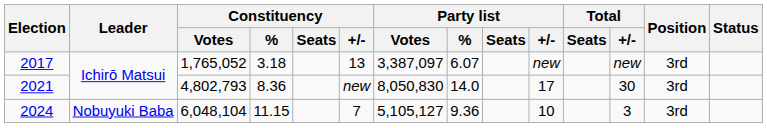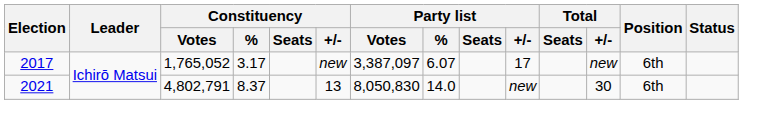(272, 63) 3.18 -> (251, 63) 3.17
(357, 63) 13 -> (333, 63) new
(546, 63) new -> (523, 63) 17
(677, 63) 3rd -> (653, 63) 6th
(214, 87) 4,802,793 -> (197, 87) 4,802,791
(272, 87) 8.36 -> (251, 87) 8.37
(357, 87) new -> (333, 87) 13
(546, 87) 17 -> (523, 87) new
(677, 87) 3rd -> (653, 87) 6th
- row: (37, 110)
